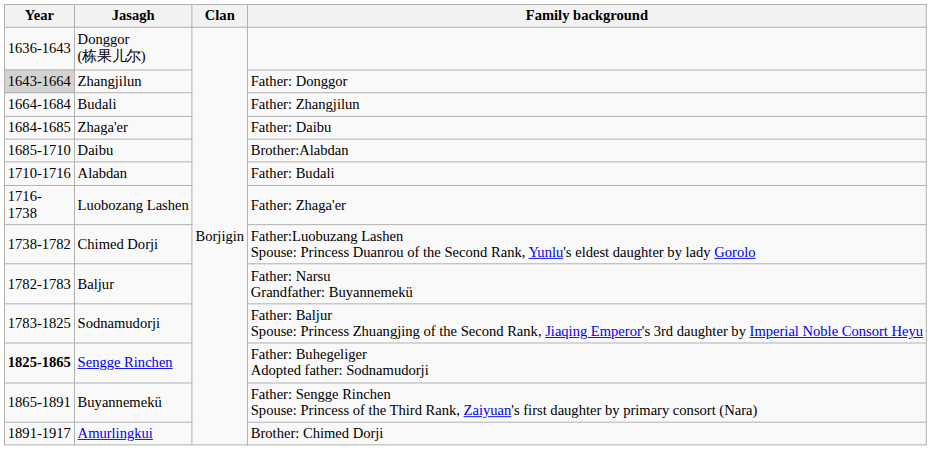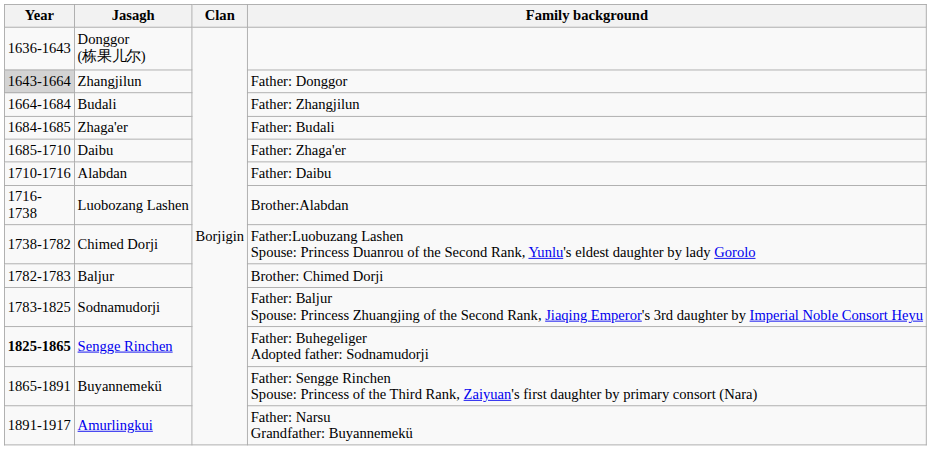(291, 127) Father: Daibu -> (293, 127) Father: Budali
(300, 150) Brother:Alabdan -> (298, 150) Father: Zhaga'er
(293, 173) Father: Budali -> (291, 173) Father: Daibu
(298, 204) Father: Zhaga'er -> (300, 204) Brother:Alabdan
(332, 283) Father: Narsu Grandfather: Buyannemekü -> (317, 275) Brother: Chimed Dorji
(317, 433) Brother: Chimed Dorji -> (332, 425) Father: Narsu Grandfather: Buyannemekü
